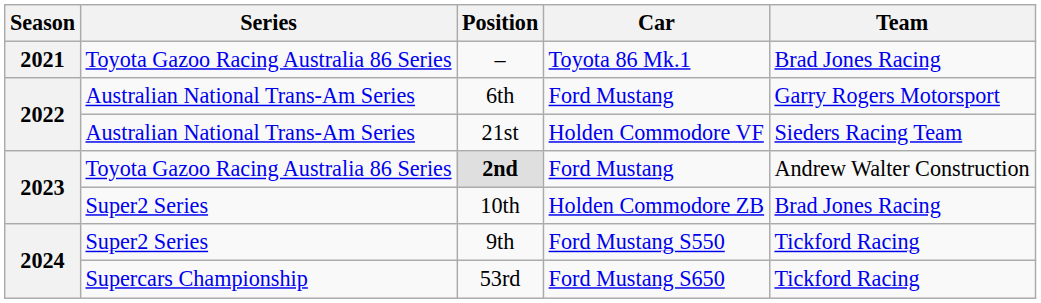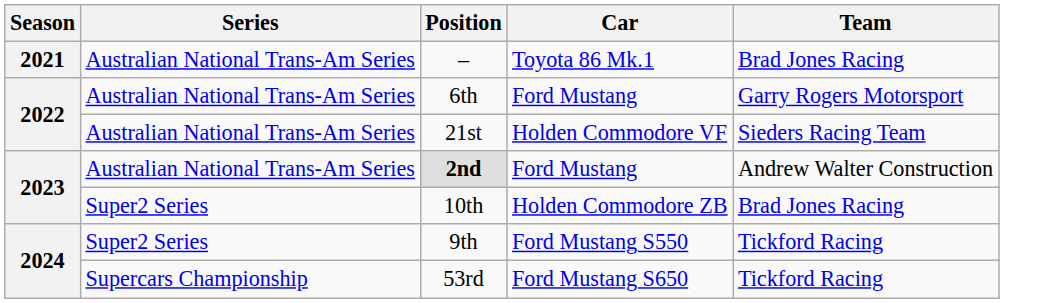(269, 59) Toyota Gazoo Racing Australia 86 Series -> (250, 59) Australian National Trans-Am Series
(269, 169) Toyota Gazoo Racing Australia 86 Series -> (250, 169) Australian National Trans-Am Series
